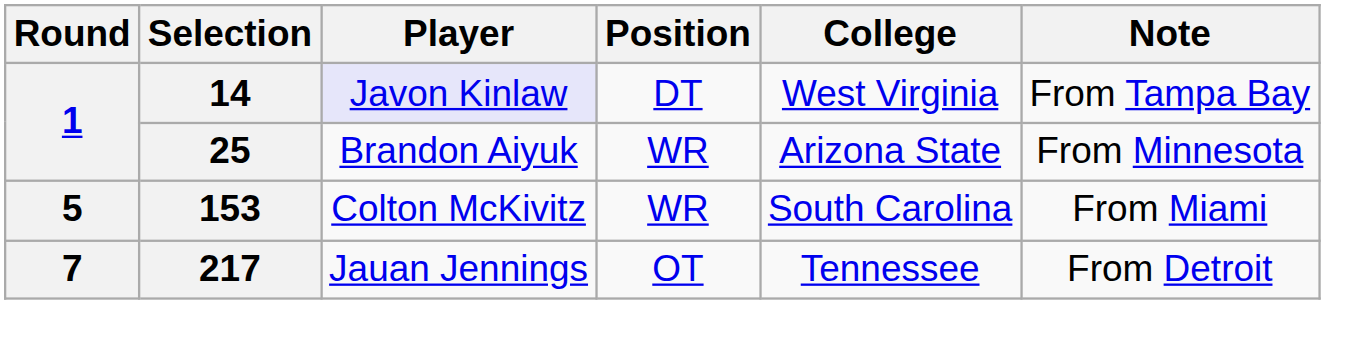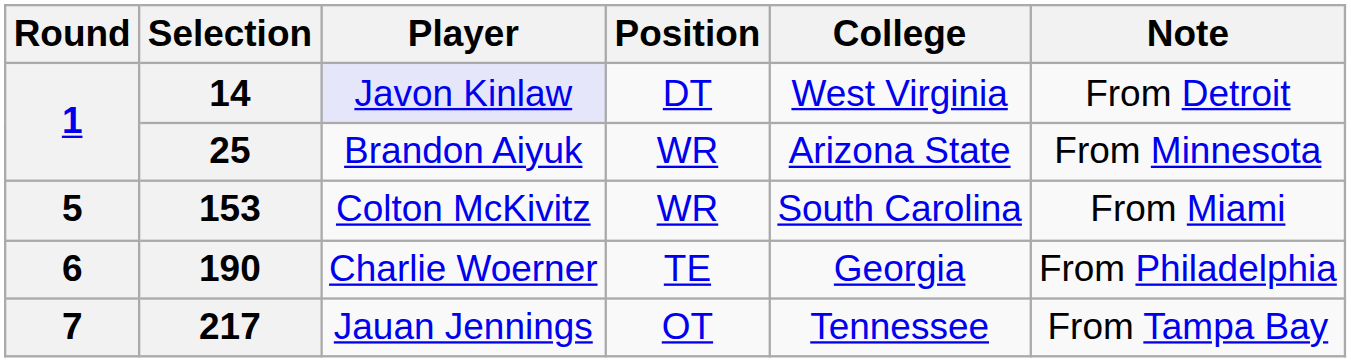(1170, 92) From Tampa Bay -> (1188, 92) From Detroit
+ row: (230, 268)
(1170, 268) From Detroit -> (1188, 326) From Tampa Bay
